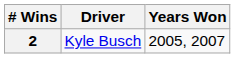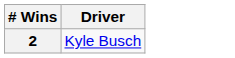- column: (187, 17)
